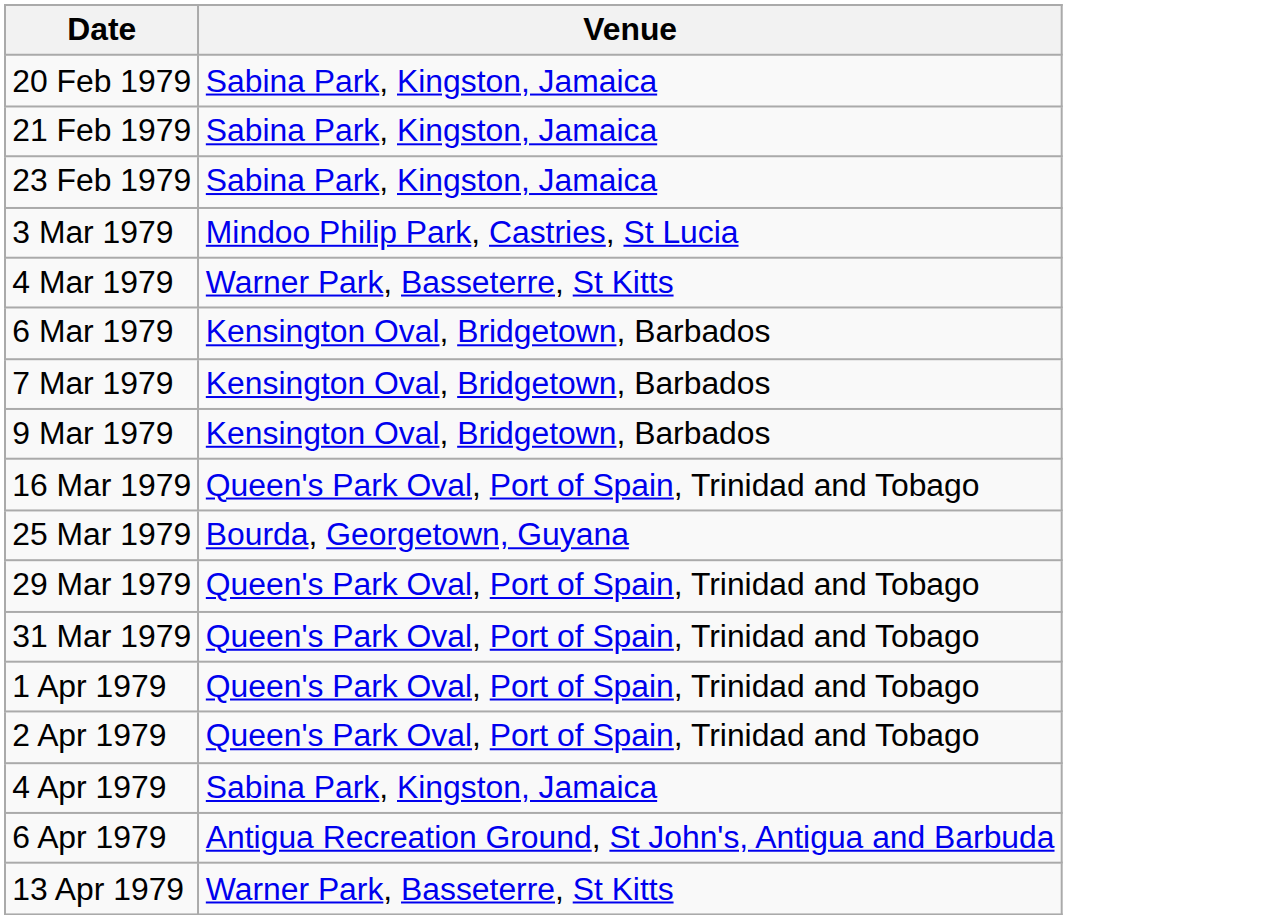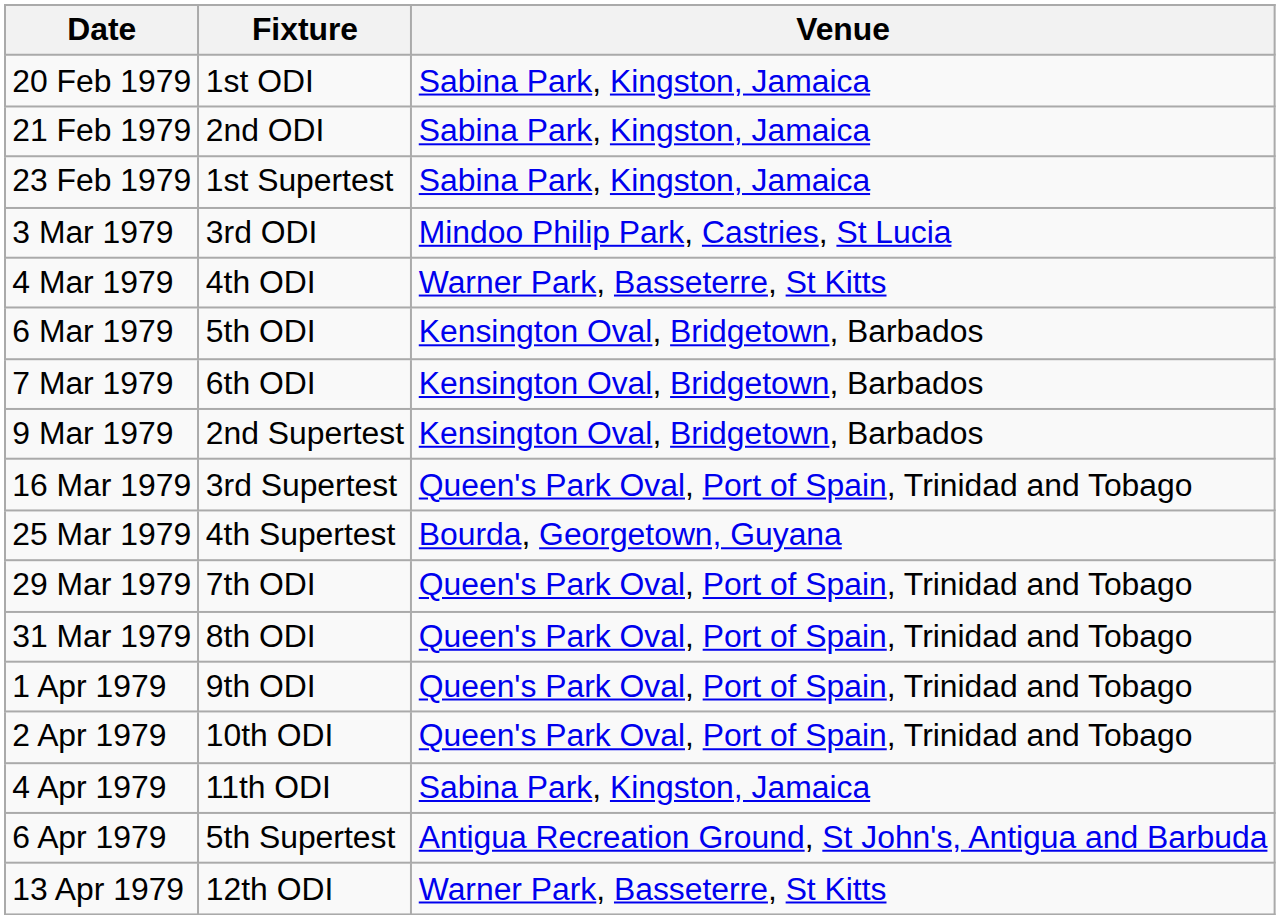+ column: (305, 29)
